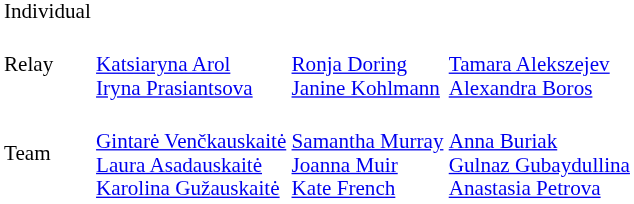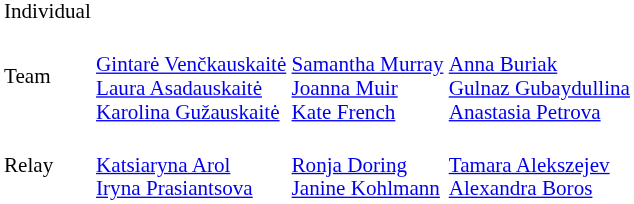rows swapped: (27, 152) <-> (29, 64)
